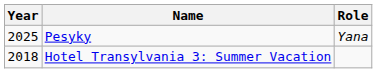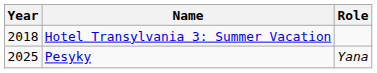rows swapped: (188, 57) <-> (68, 36)
